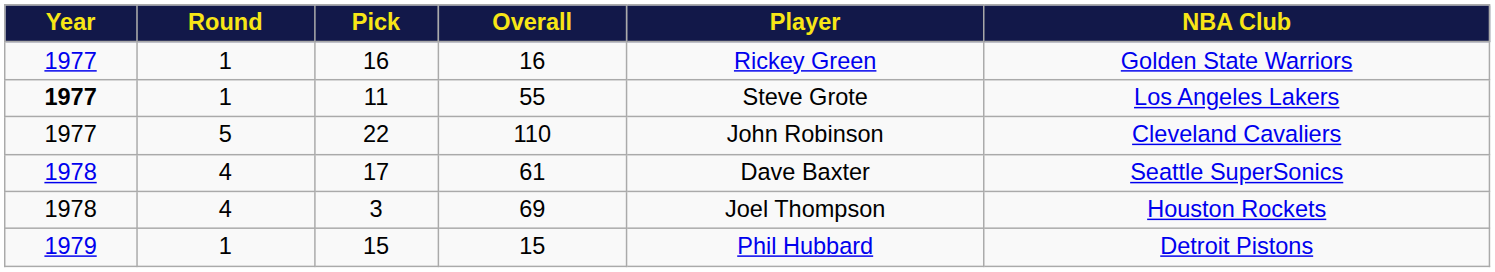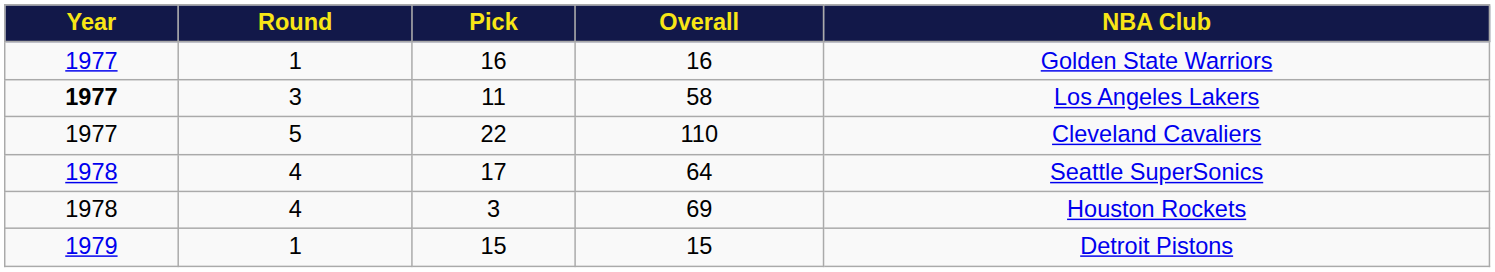- column: (805, 23)
(225, 97) 1 -> (295, 97) 3
(532, 97) 55 -> (699, 97) 58
(532, 172) 61 -> (699, 172) 64
